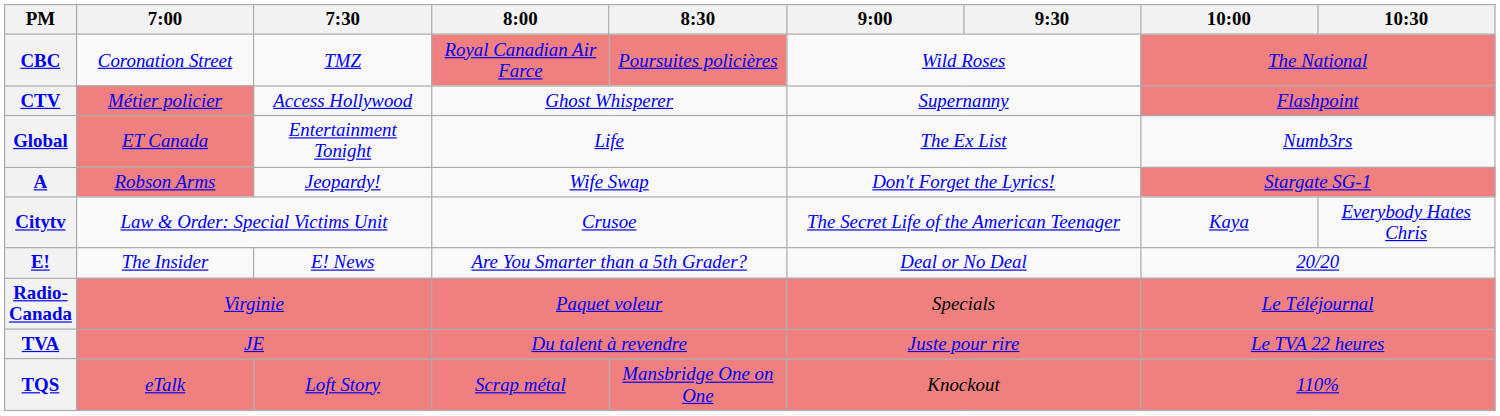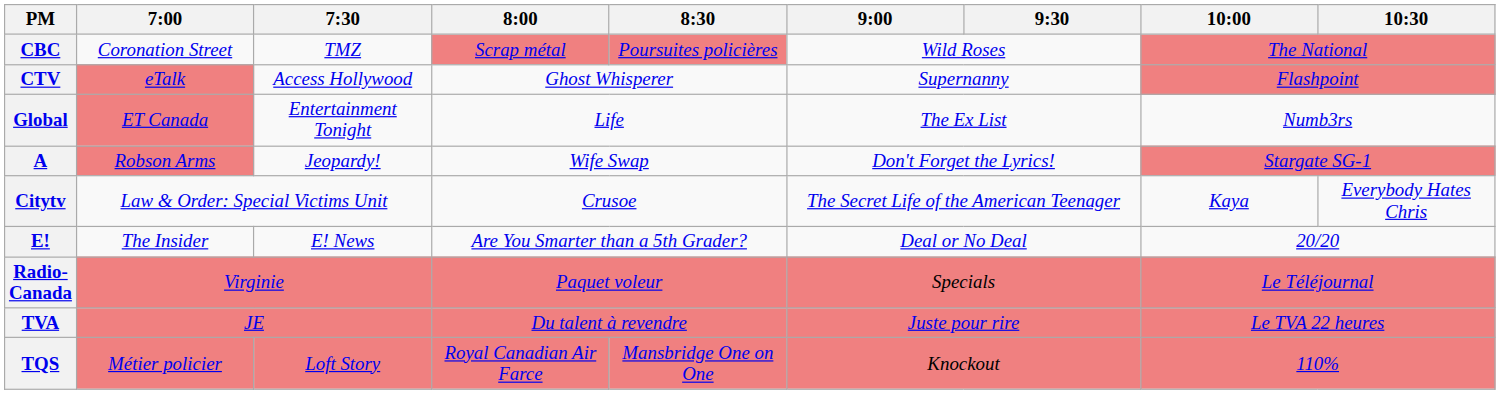(520, 60) Royal Canadian Air Farce -> (520, 49) Scrap métal
(165, 100) Métier policier -> (165, 79) eTalk
(165, 384) eTalk -> (165, 363) Métier policier
(520, 384) Scrap métal -> (520, 363) Royal Canadian Air Farce
